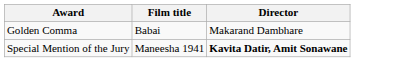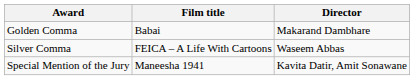+ row: (39, 48)
(278, 48) bold -> (342, 65) normal
